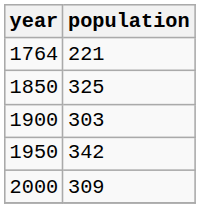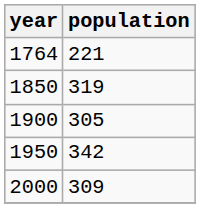(86, 87) 325 -> (86, 87) 319
(86, 120) 303 -> (86, 120) 305
